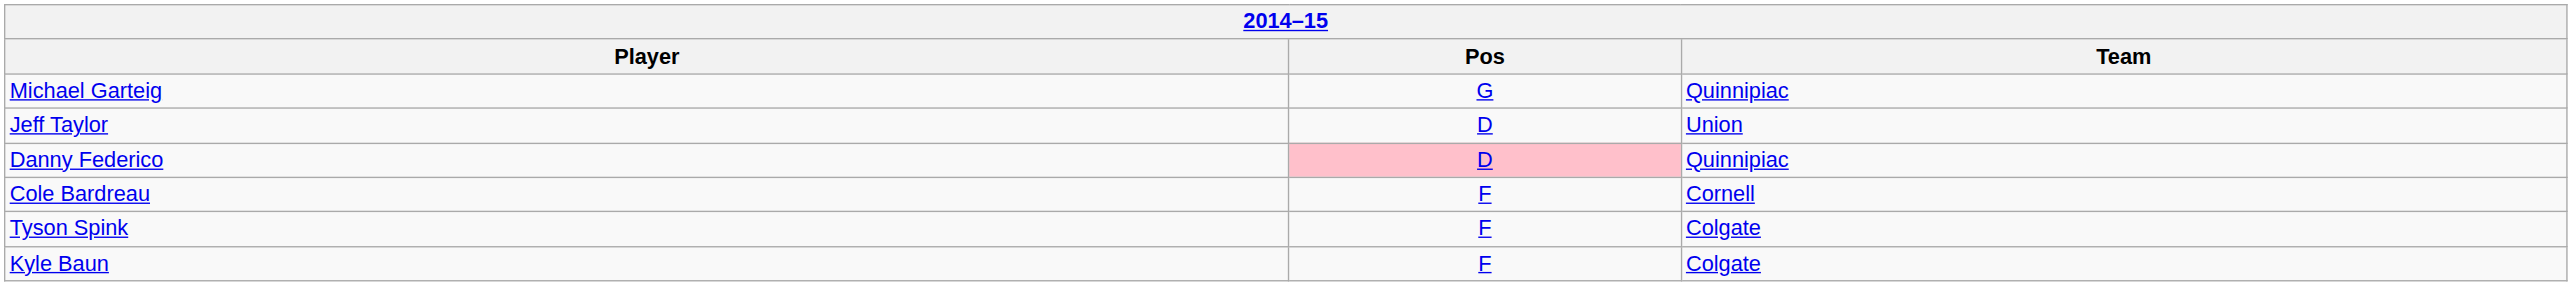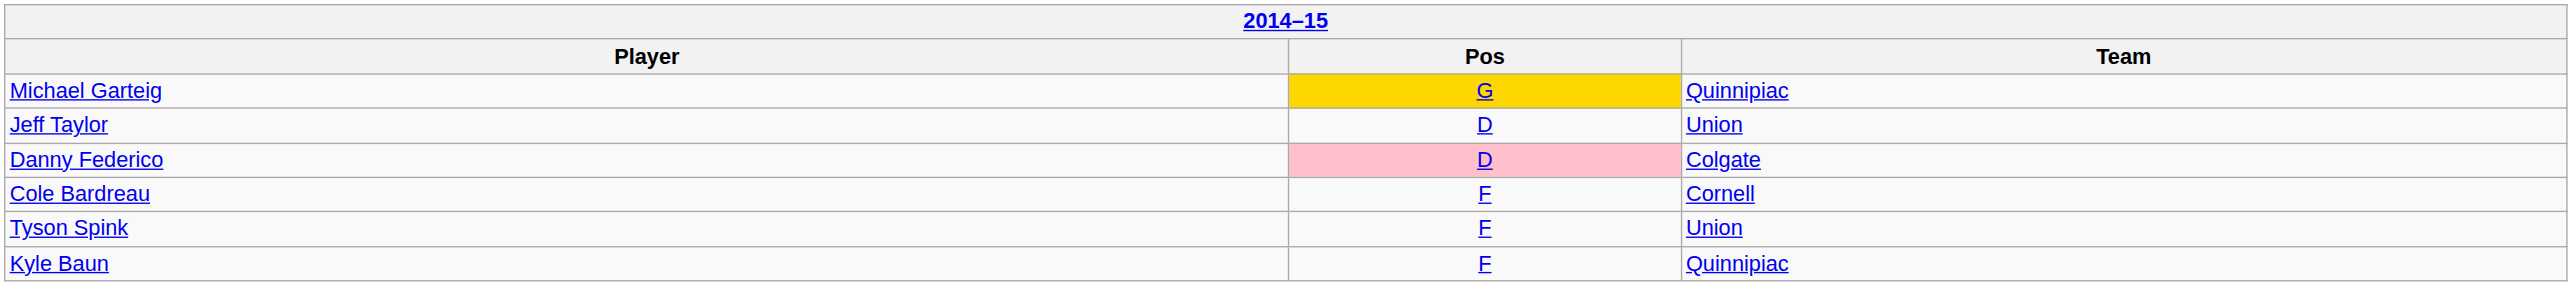(1485, 90) no background -> (1485, 90) gold background
(1737, 159) Quinnipiac -> (1723, 159) Colgate
(1723, 228) Colgate -> (1714, 228) Union
(1723, 263) Colgate -> (1737, 263) Quinnipiac
